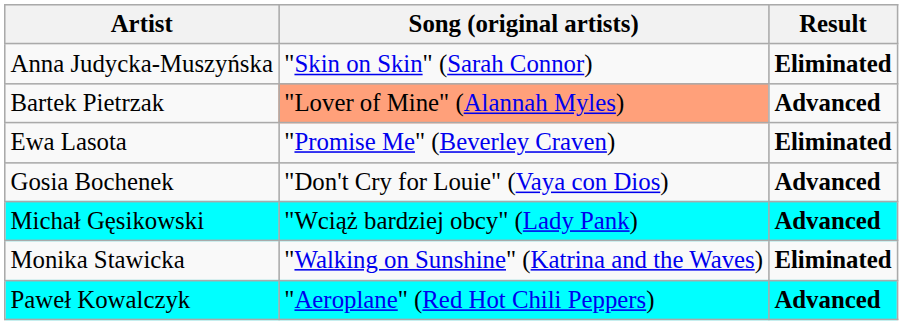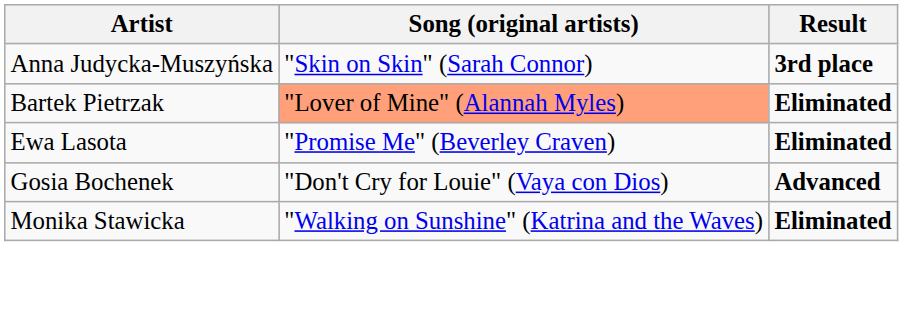(833, 63) Eliminated -> (824, 63) 3rd place
(827, 102) Advanced -> (833, 102) Eliminated
- row: (107, 220)
- row: (100, 299)
